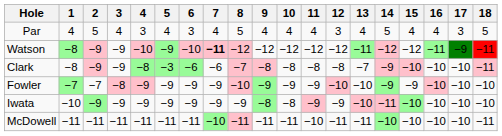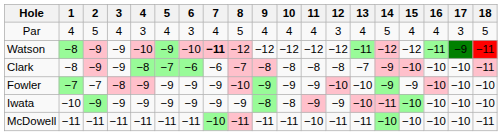(167, 67) −3 -> (167, 67) −7
